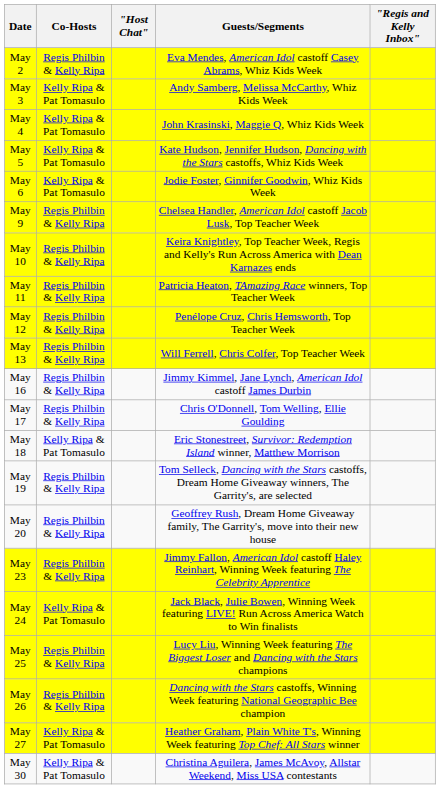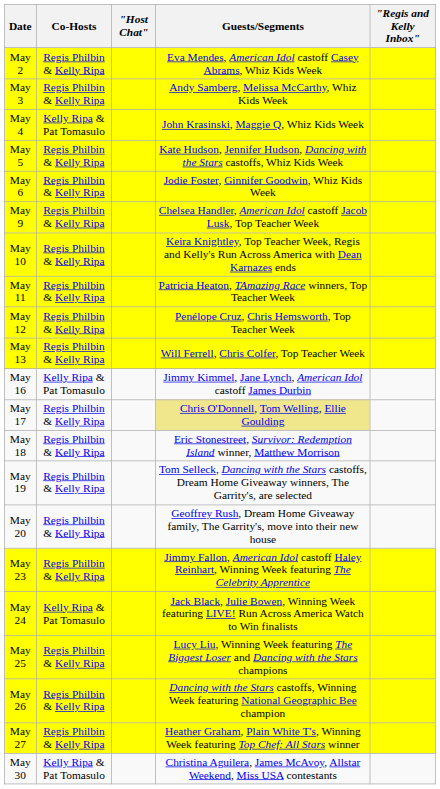(74, 94) Kelly Ripa & Pat Tomasulo -> (74, 94) Regis Philbin & Kelly Ripa
(74, 155) Kelly Ripa & Pat Tomasulo -> (74, 155) Regis Philbin & Kelly Ripa
(74, 186) Kelly Ripa & Pat Tomasulo -> (74, 186) Regis Philbin & Kelly Ripa
(74, 384) Regis Philbin & Kelly Ripa -> (74, 384) Kelly Ripa & Pat Tomasulo
(263, 415) no background -> (263, 415) khaki background
(74, 445) Kelly Ripa & Pat Tomasulo -> (74, 445) Regis Philbin & Kelly Ripa
(74, 738) Kelly Ripa & Pat Tomasulo -> (74, 738) Regis Philbin & Kelly Ripa
